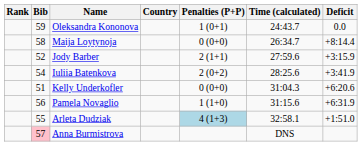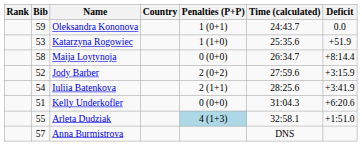+ row: (93, 42)
(213, 57) 2 (1+1) -> (213, 73) 2 (0+2)
(213, 73) 2 (0+2) -> (213, 88) 2 (1+1)
- row: (85, 103)
(41, 133) pink background -> (41, 133) no background
